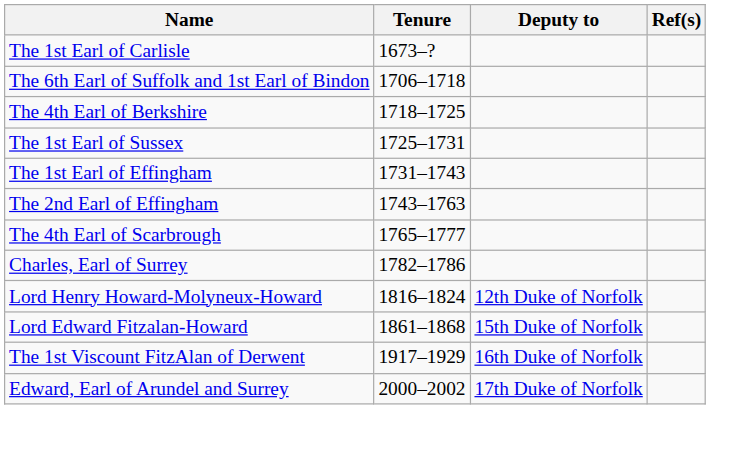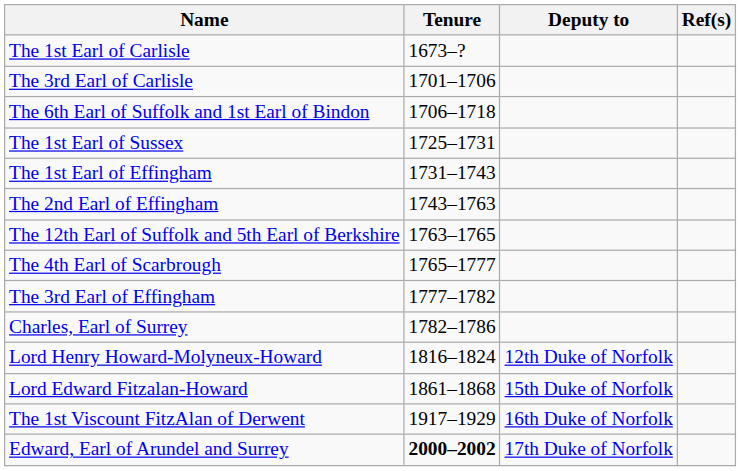+ row: (101, 81)
- row: (108, 111)
+ row: (204, 234)
+ row: (112, 296)
(422, 388) normal -> (452, 449) bold
